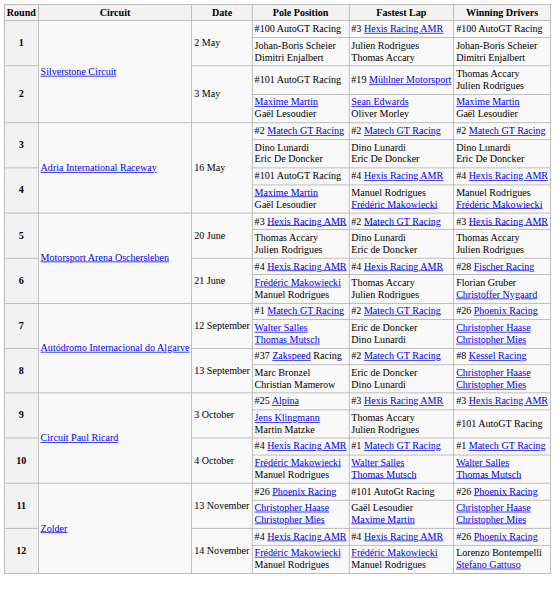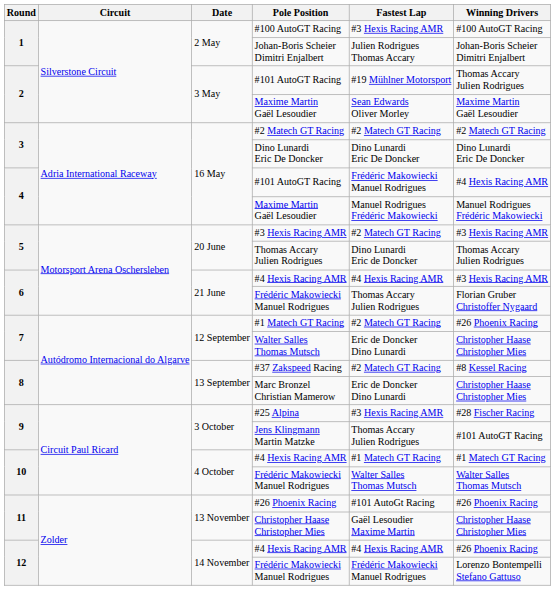(397, 175) #4 Hexis Racing AMR -> (394, 181) Frédéric Makowiecki Manuel Rodrigues
(495, 266) #28 Fischer Racing -> (502, 277) #3 Hexis Racing AMR
(502, 401) #3 Hexis Racing AMR -> (495, 413) #28 Fischer Racing
